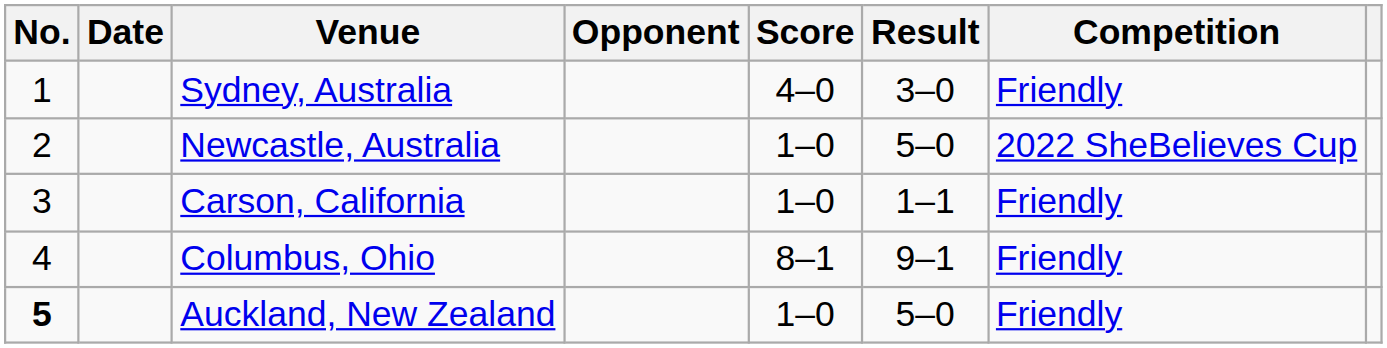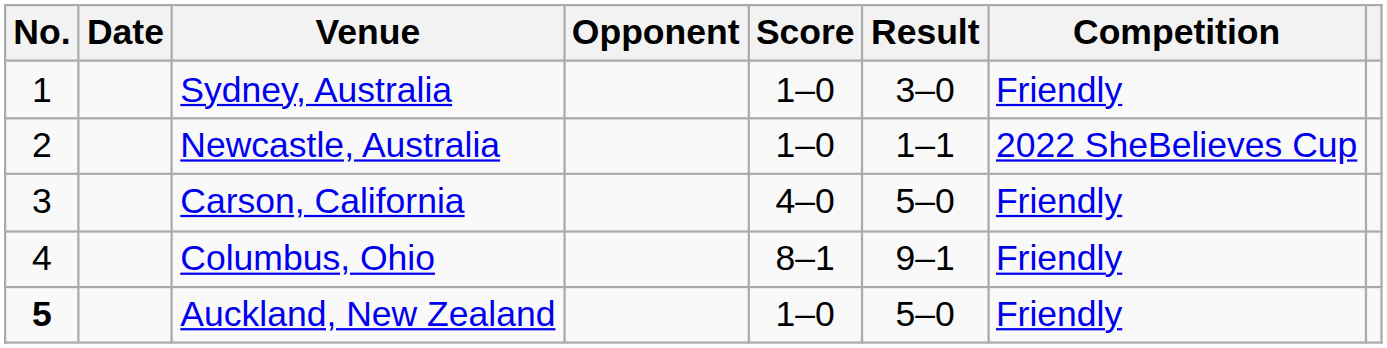(805, 88) 4–0 -> (805, 88) 1–0
(925, 145) 5–0 -> (925, 145) 1–1
(805, 201) 1–0 -> (805, 201) 4–0
(925, 201) 1–1 -> (925, 201) 5–0
